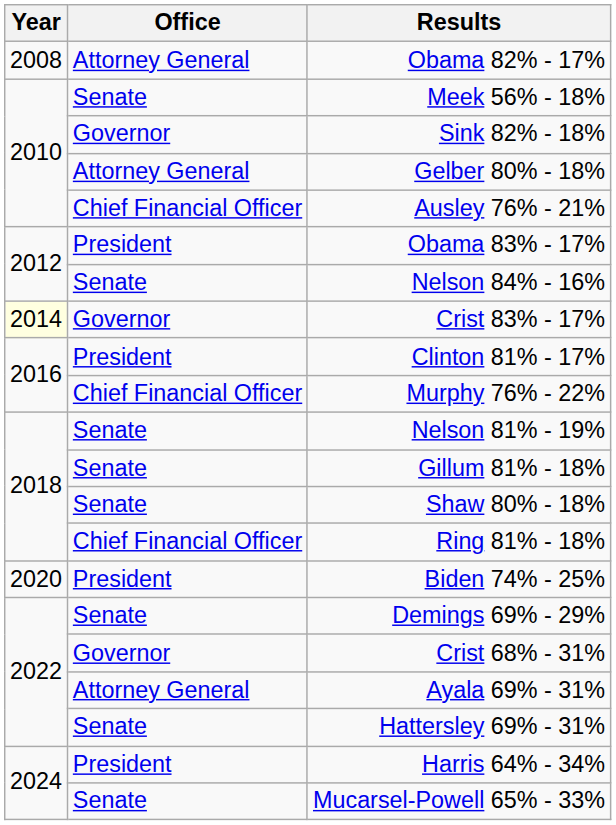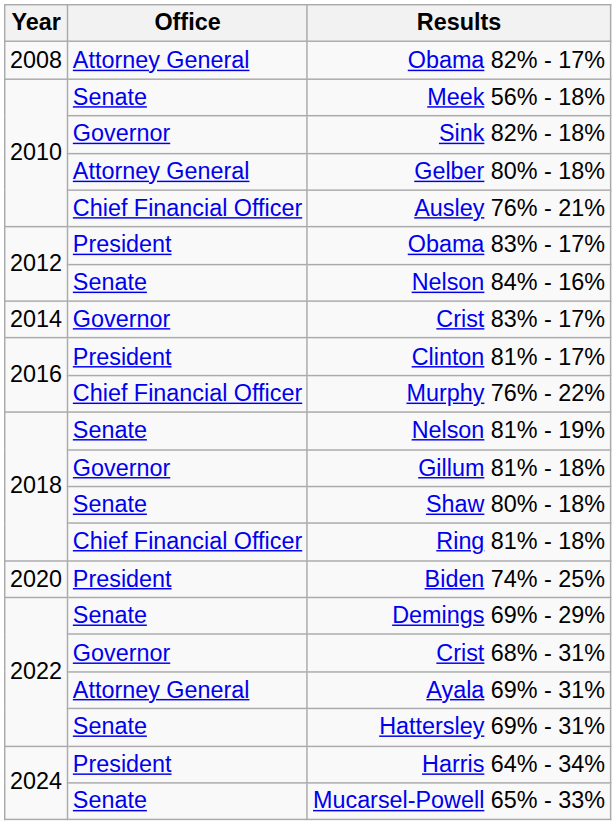(36, 319) lightyellow background -> (36, 319) no background
(110, 467) Senate -> (122, 467) Governor
